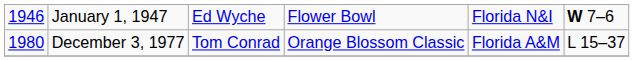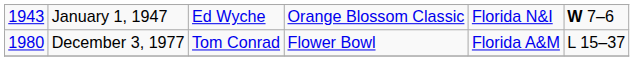(26, 17) 1946 -> (26, 17) 1943
(332, 17) Flower Bowl -> (376, 17) Orange Blossom Classic
(376, 42) Orange Blossom Classic -> (332, 42) Flower Bowl
